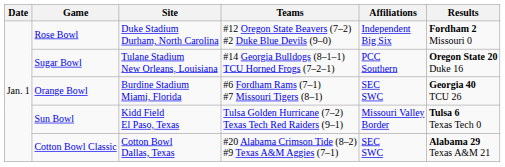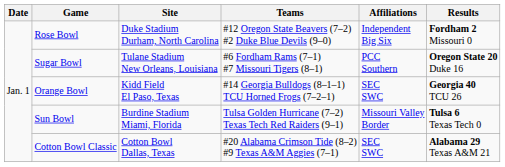(284, 63) #14 Georgia Bulldogs (8–1–1) TCU Horned Frogs (7–2–1) -> (273, 63) #6 Fordham Rams (7–1) #7 Missouri Tigers (8–1)
(155, 91) Burdine Stadium Miami, Florida -> (150, 91) Kidd Field El Paso, Texas
(273, 91) #6 Fordham Rams (7–1) #7 Missouri Tigers (8–1) -> (284, 91) #14 Georgia Bulldogs (8–1–1) TCU Horned Frogs (7–2–1)
(150, 119) Kidd Field El Paso, Texas -> (155, 119) Burdine Stadium Miami, Florida
